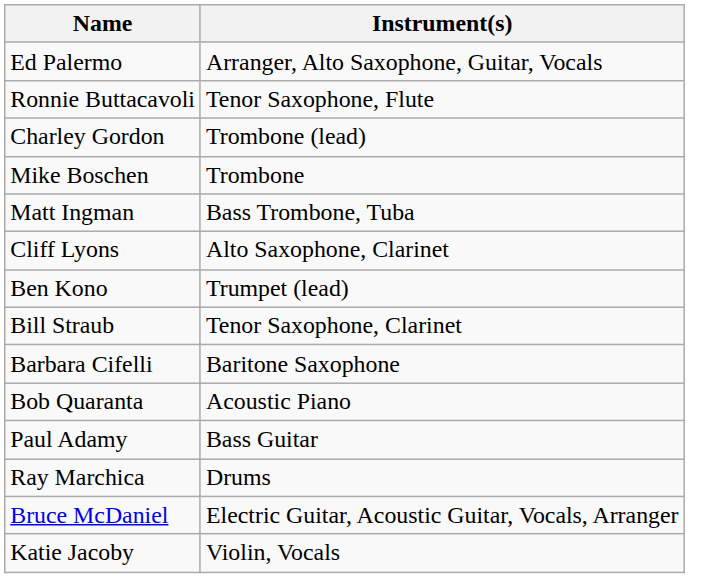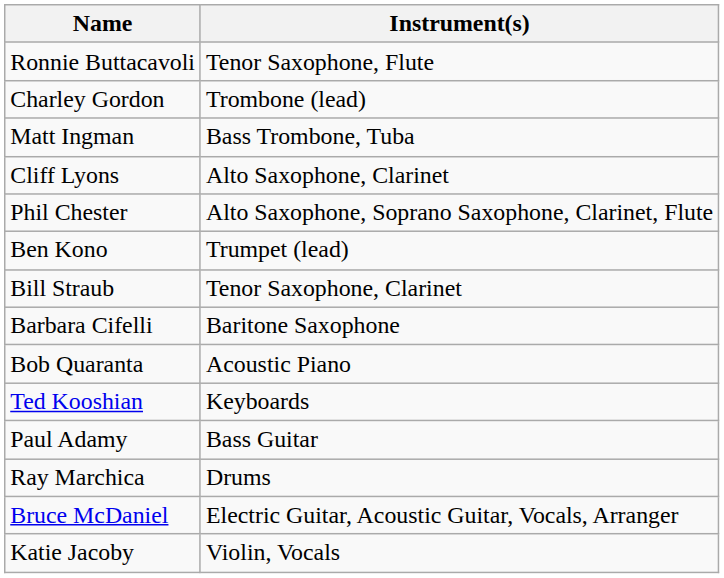- row: (66, 61)
- row: (79, 174)
+ row: (69, 212)
+ row: (77, 401)
